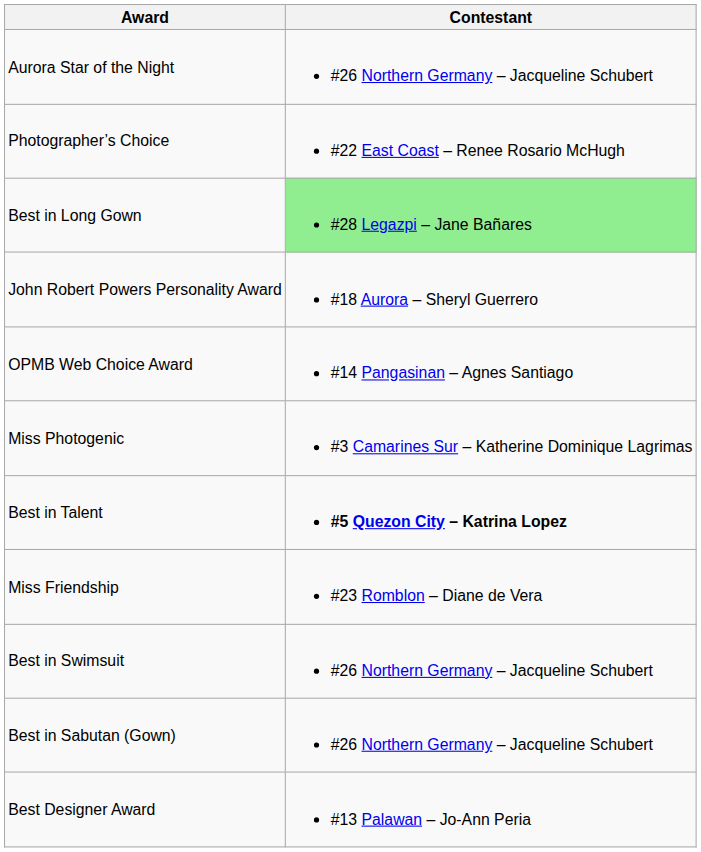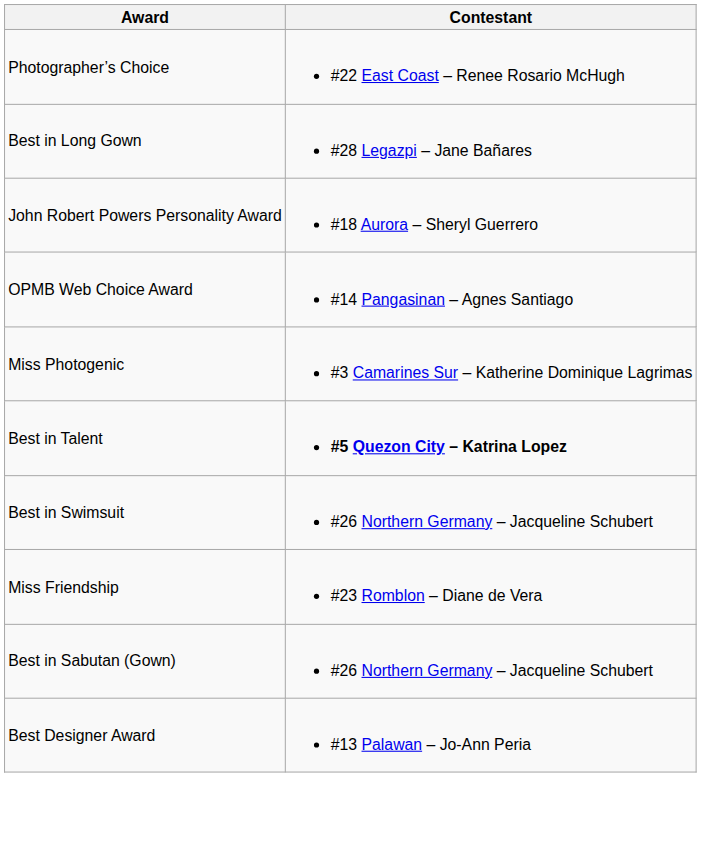- row: (91, 67)
(491, 224) lightgreen background -> (491, 150) no background
rows swapped: (63, 587) <-> (66, 661)
